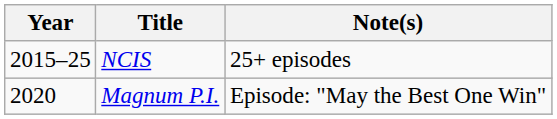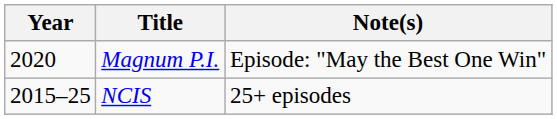rows swapped: (126, 59) <-> (160, 95)
